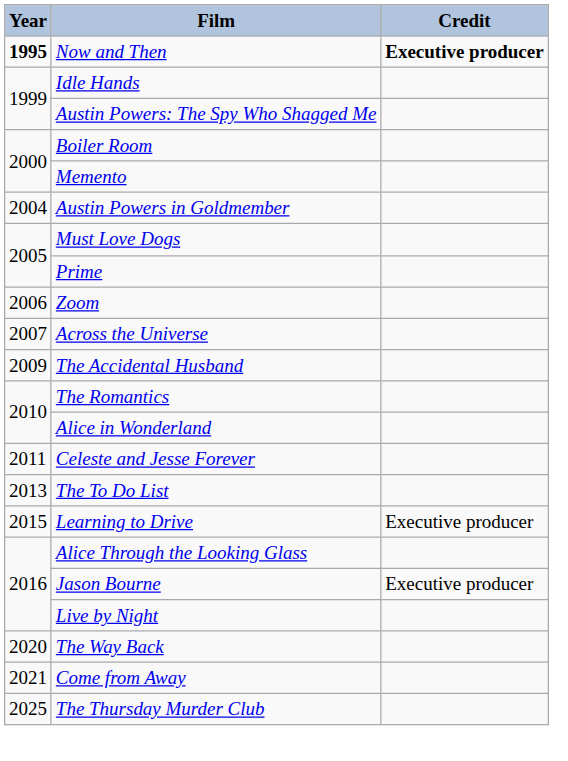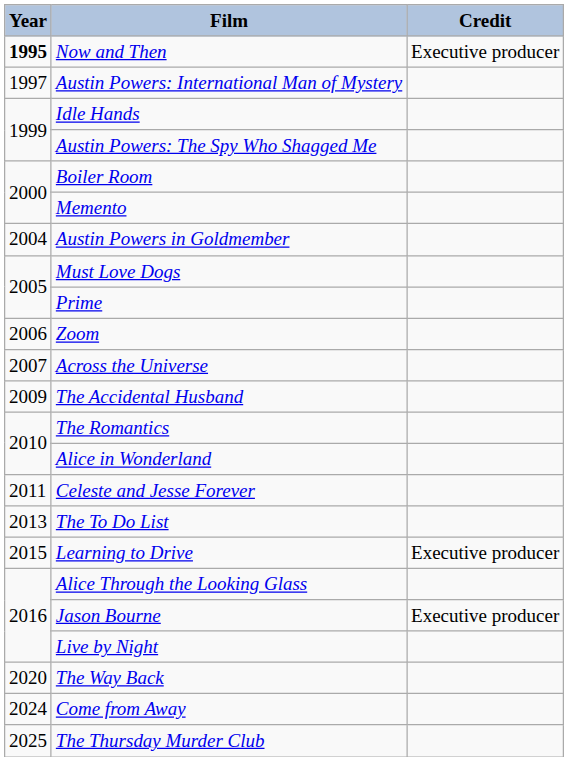(464, 51) bold -> (485, 51) normal
+ row: (229, 83)
(28, 678) 2021 -> (28, 709) 2024
